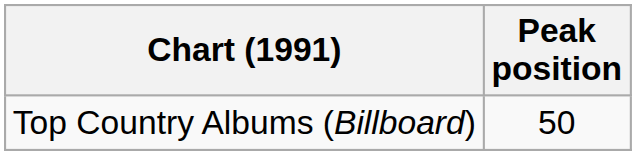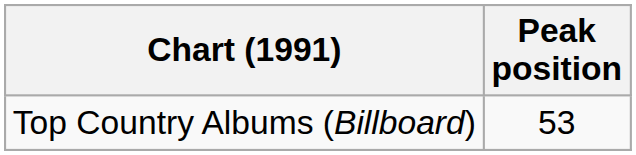(557, 122) 50 -> (557, 122) 53
